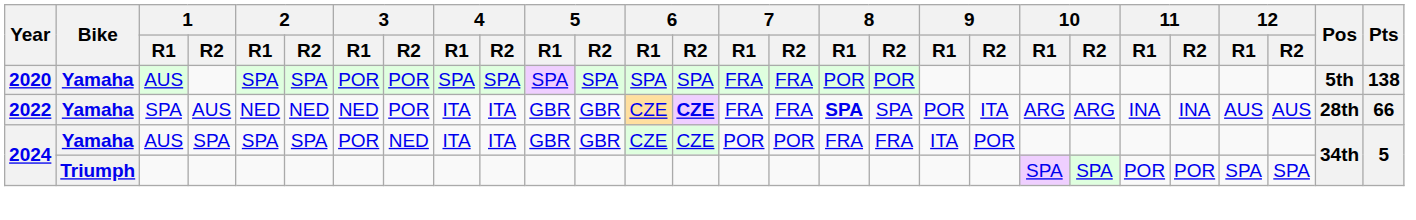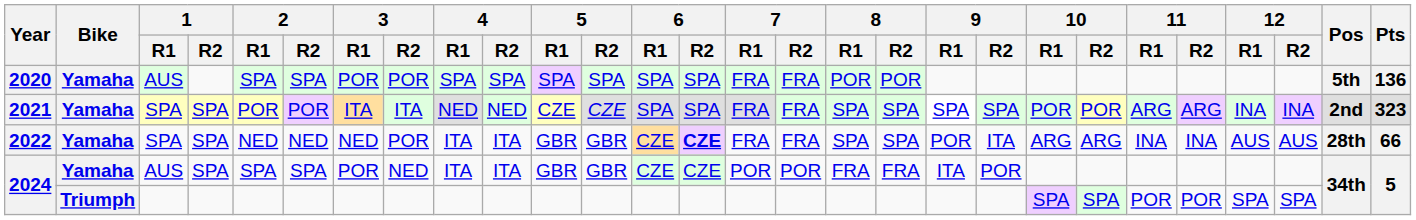(1384, 80) 138 -> (1391, 80) 136
+ row: (30, 110)
(212, 110) AUS -> (210, 140) SPA
(844, 110) bold -> (851, 140) normal
